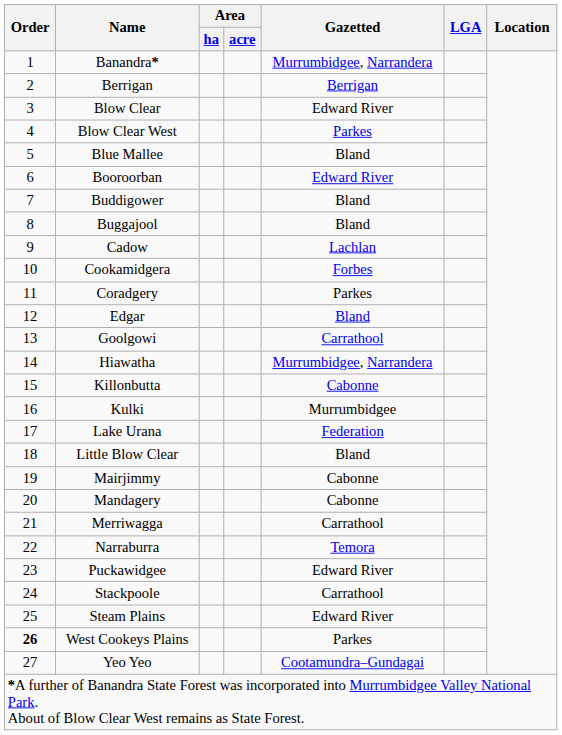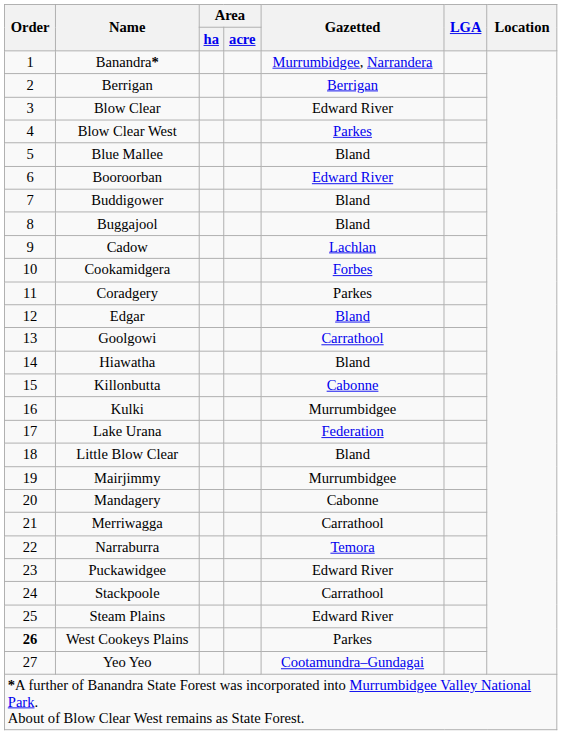(353, 362) Murrumbidgee, Narrandera -> (353, 362) Bland
(353, 477) Cabonne -> (353, 477) Murrumbidgee
